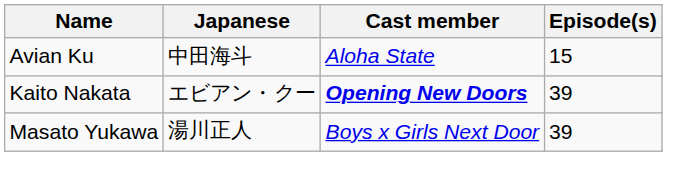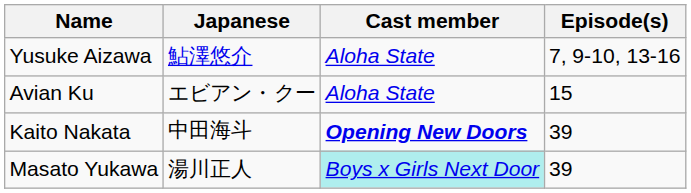+ row: (81, 56)
(210, 56) 中田海斗 -> (242, 93) エビアン・クー
(242, 93) エビアン・クー -> (210, 130) 中田海斗
(432, 131) no background -> (432, 169) paleturquoise background
